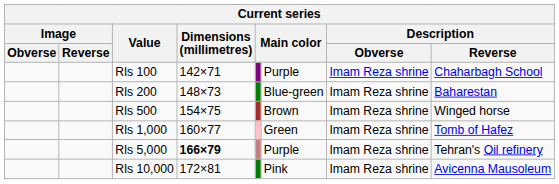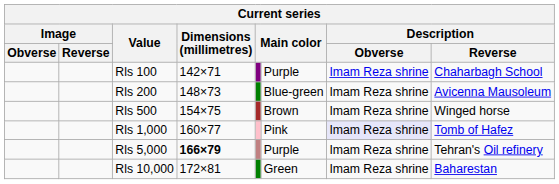(466, 92) Baharestan -> (493, 92) Avicenna Mausoleum
(281, 131) Green -> (276, 131) Pink
(379, 131) no background -> (379, 131) lavender background
(276, 169) Pink -> (281, 169) Green
(493, 169) Avicenna Mausoleum -> (466, 169) Baharestan
